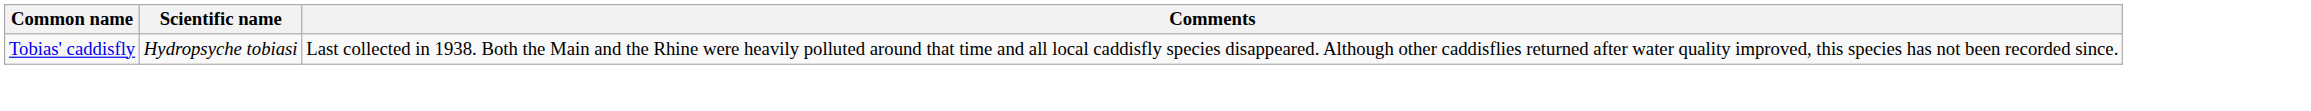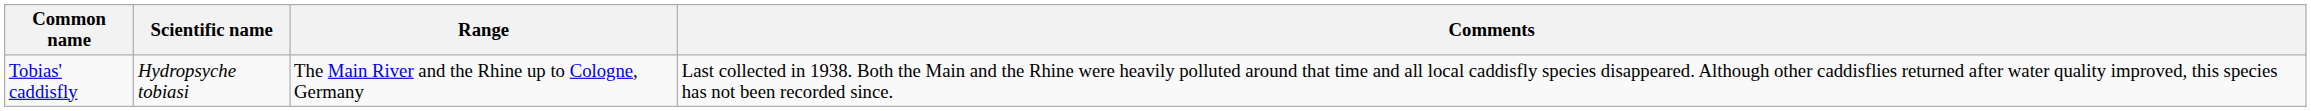+ column: (484, 29)
